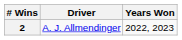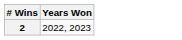- column: (82, 12)
